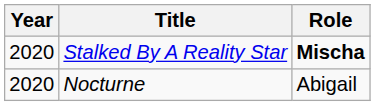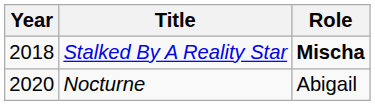(32, 52) 2020 -> (32, 52) 2018
